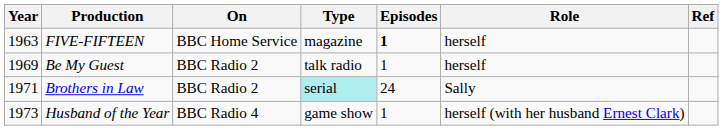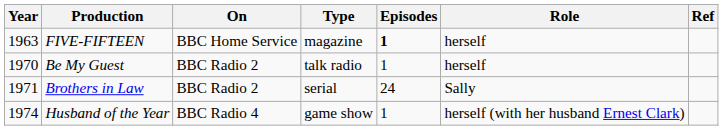(23, 64) 1969 -> (23, 64) 1970
(321, 88) paleturquoise background -> (321, 88) no background
(23, 112) 1973 -> (23, 112) 1974
